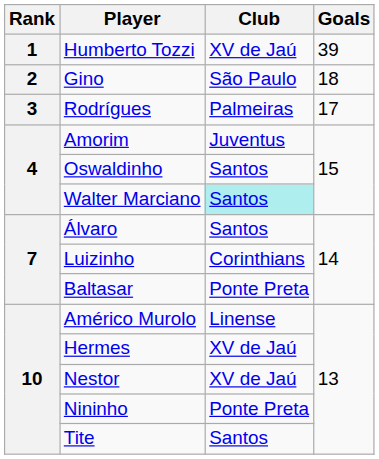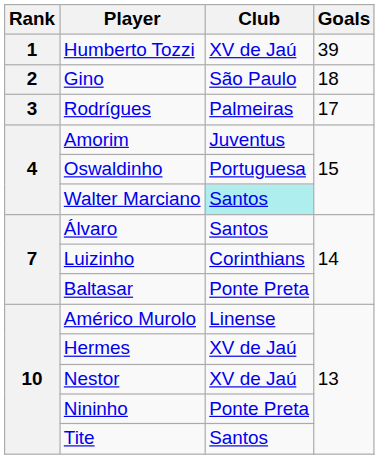(239, 169) Santos -> (258, 169) Portuguesa
